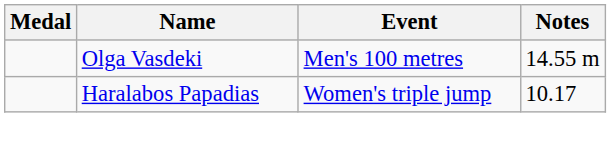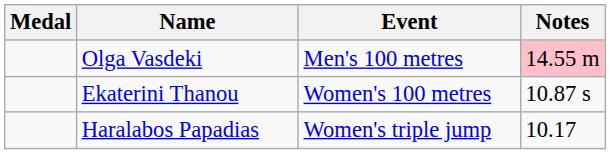(562, 58) no background -> (562, 58) pink background
+ row: (160, 93)
